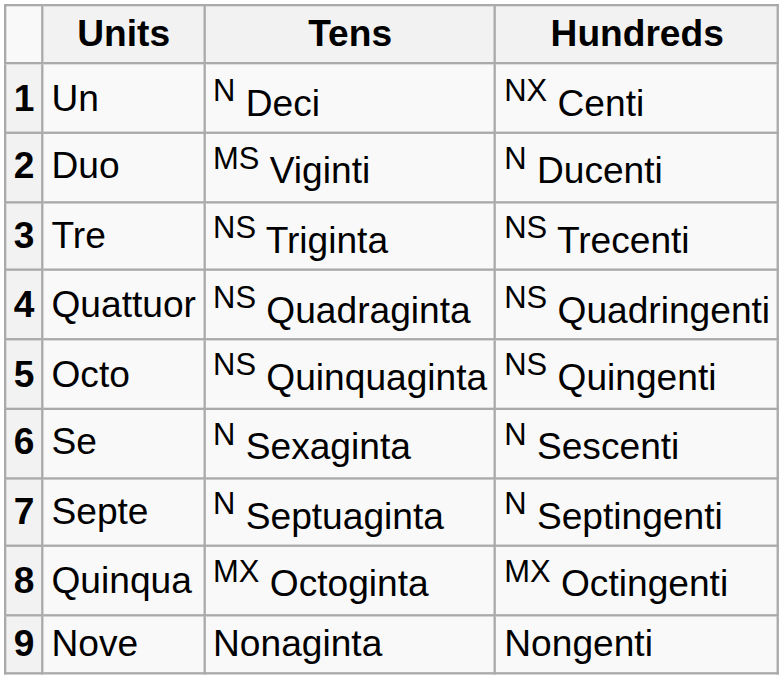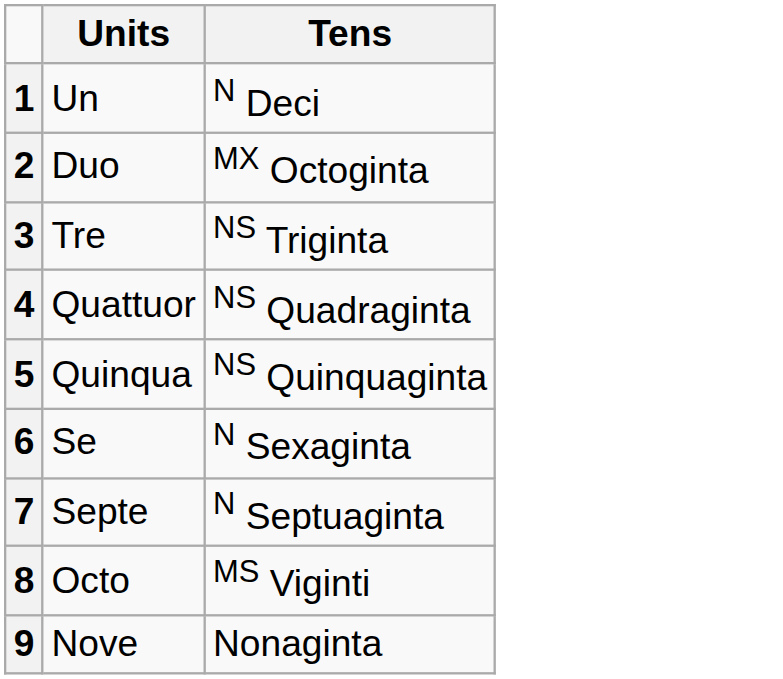- column: (637, 33)
(292, 166) MS Viginti -> (321, 166) MX Octoginta
(91, 373) Octo -> (122, 373) Quinqua
(122, 580) Quinqua -> (91, 580) Octo
(321, 580) MX Octoginta -> (292, 580) MS Viginti
